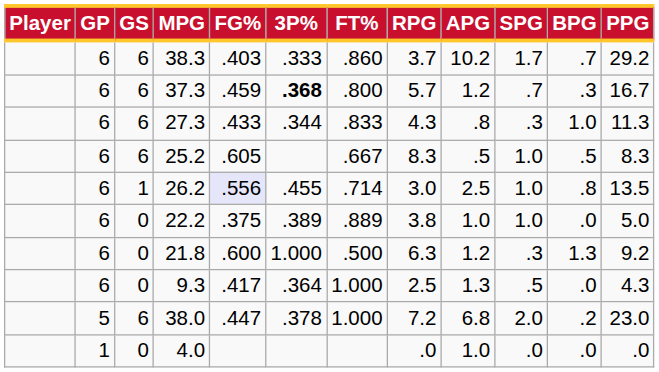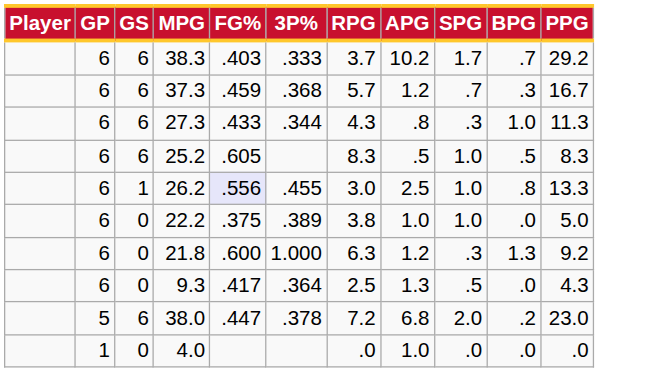- column: (357, 23)
(302, 90) bold -> (302, 90) normal
(629, 188) 13.5 -> (569, 188) 13.3
